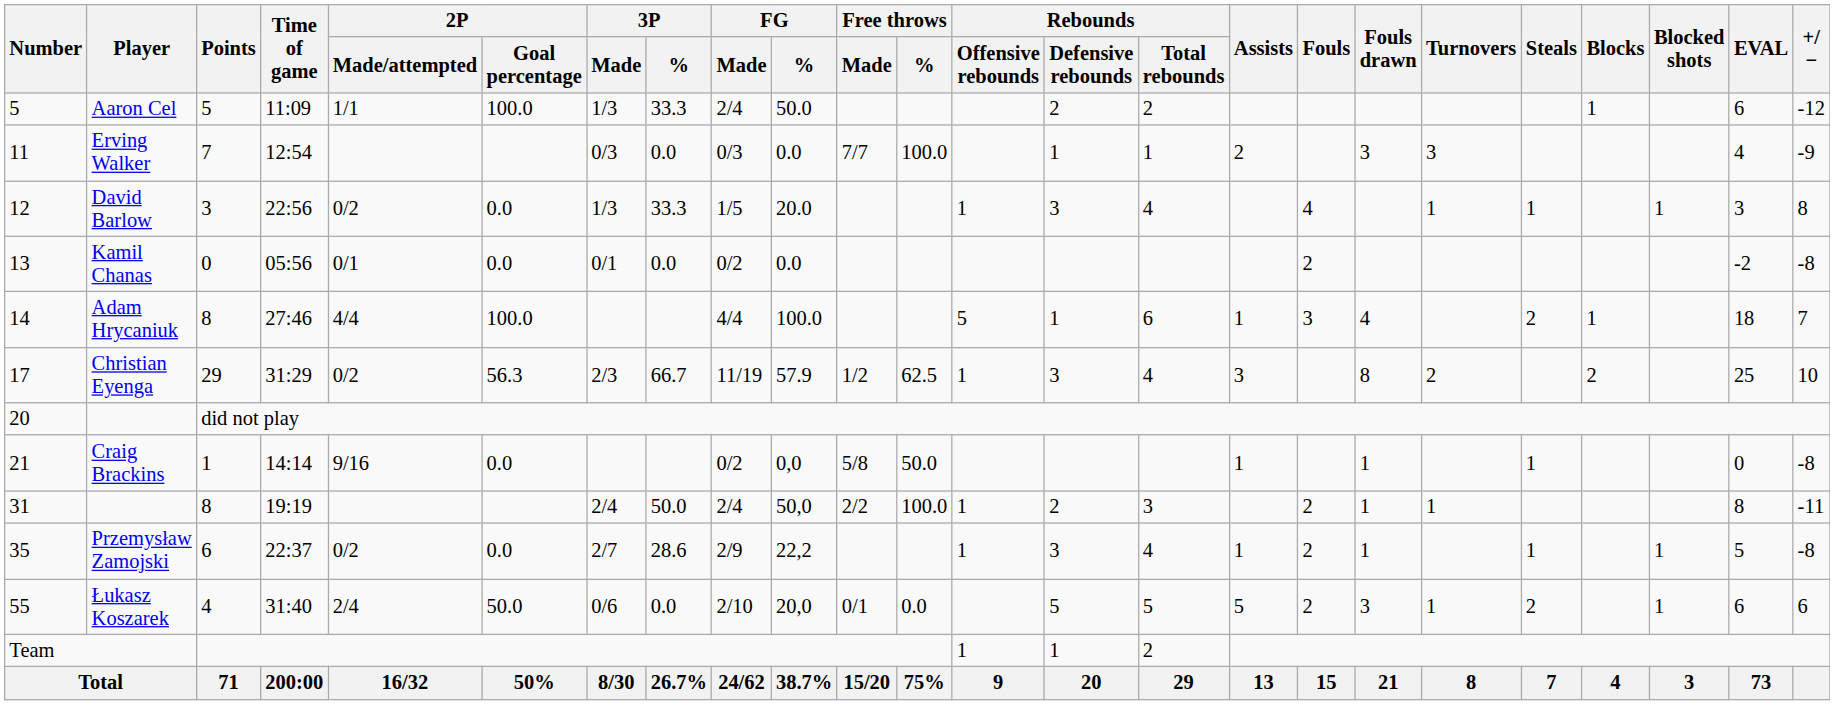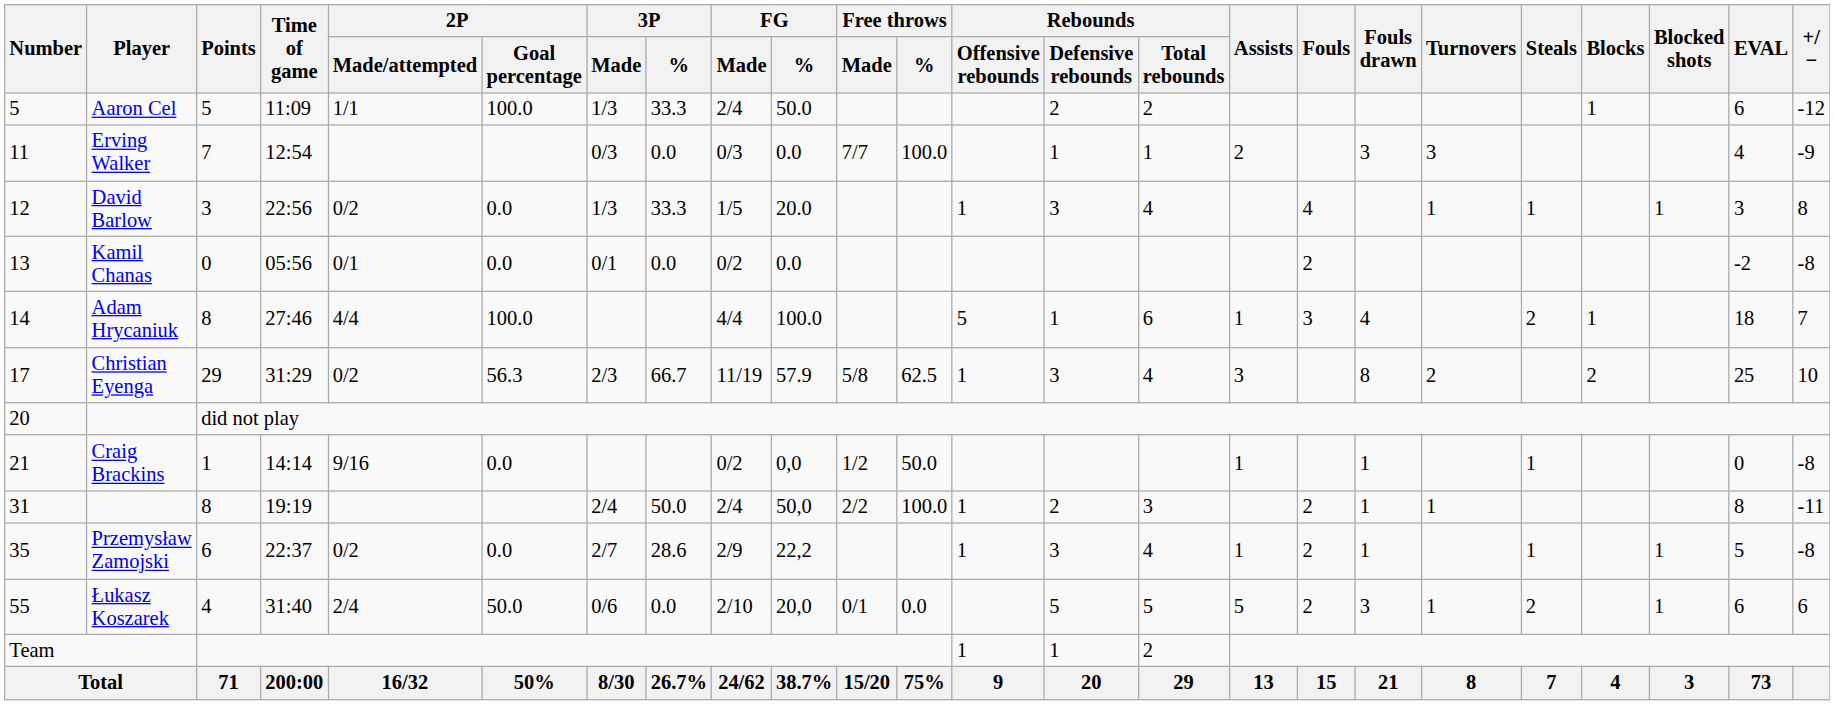(855, 374) 1/2 -> (855, 374) 5/8
(855, 462) 5/8 -> (855, 462) 1/2
